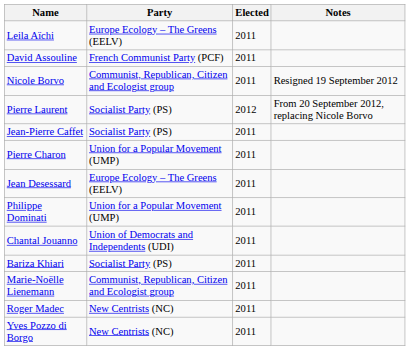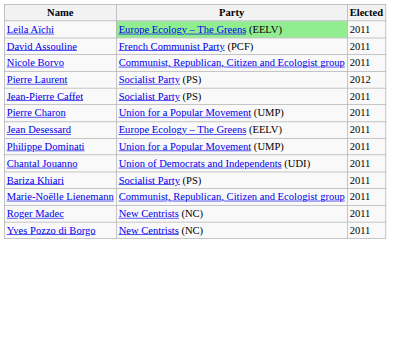- column: (338, 12)
(153, 35) no background -> (200, 29) lightgreen background
